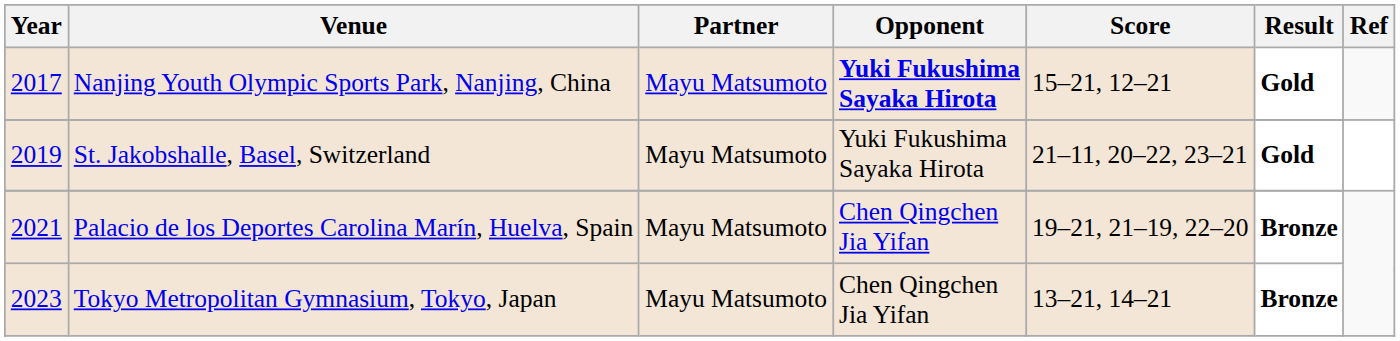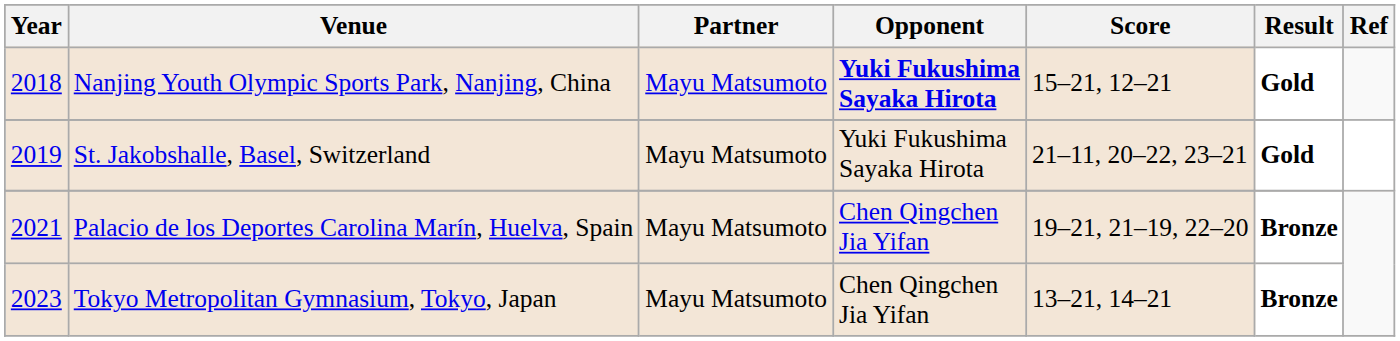(36, 82) 2017 -> (36, 82) 2018
